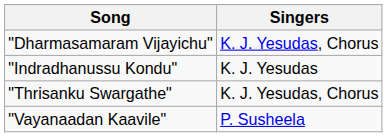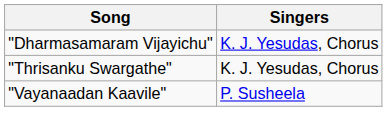- row: (93, 68)
